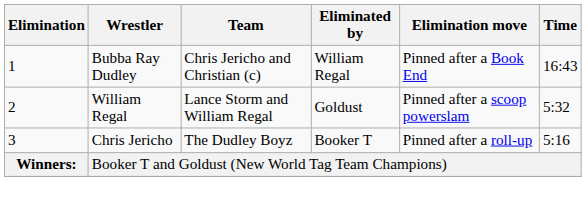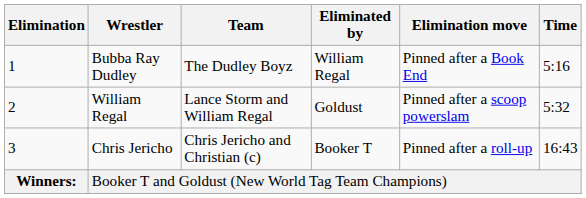(238, 66) Chris Jericho and Christian (c) -> (238, 66) The Dudley Boyz
(560, 66) 16:43 -> (556, 66) 5:16
(238, 140) The Dudley Boyz -> (238, 148) Chris Jericho and Christian (c)
(556, 140) 5:16 -> (560, 148) 16:43
